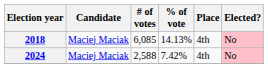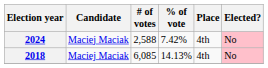rows swapped: (35, 39) <-> (35, 55)
